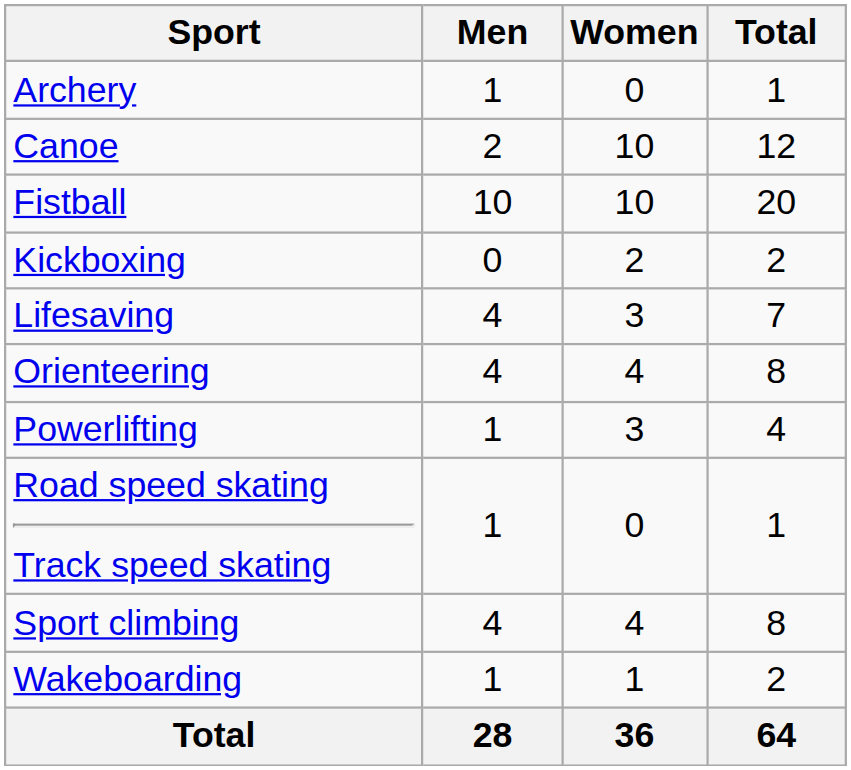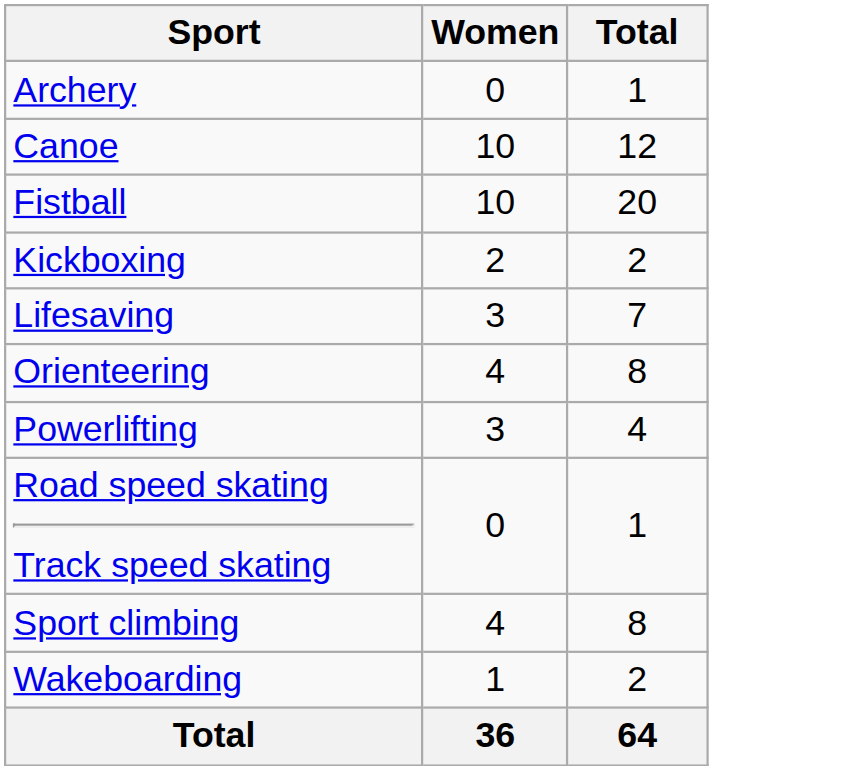- column: (493, 32)
